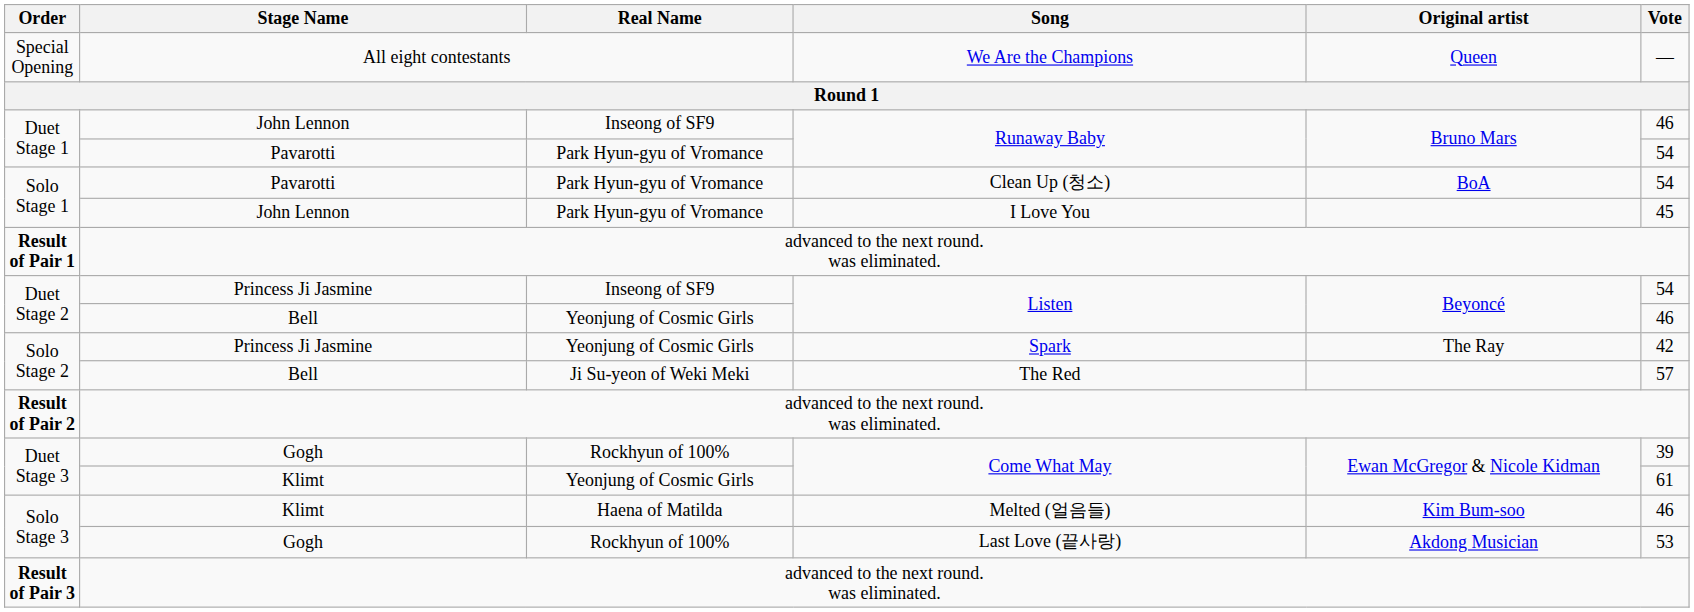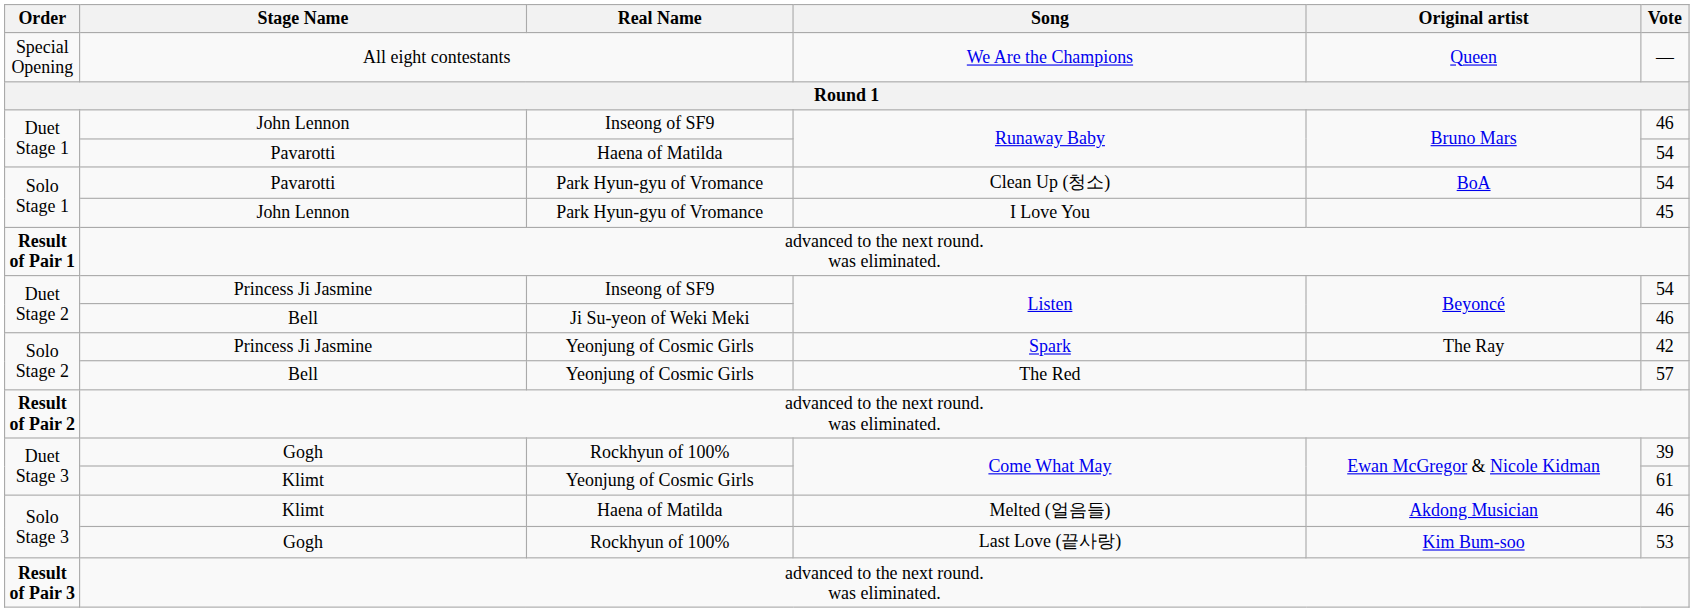(660, 152) Park Hyun-gyu of Vromance -> (660, 152) Haena of Matilda
(660, 318) Yeonjung of Cosmic Girls -> (660, 318) Ji Su-yeon of Weki Meki
(660, 375) Ji Su-yeon of Weki Meki -> (660, 375) Yeonjung of Cosmic Girls
(1474, 510) Kim Bum-soo -> (1474, 510) Akdong Musician
(1474, 542) Akdong Musician -> (1474, 542) Kim Bum-soo
